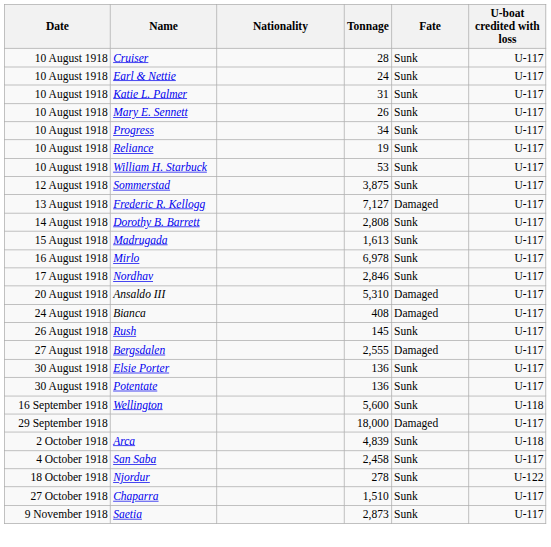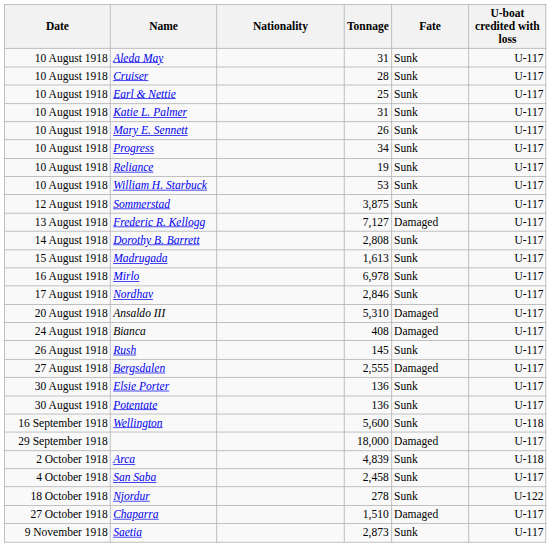+ row: (138, 57)
(383, 76) 24 -> (383, 94) 25
(406, 496) Sunk -> (416, 514) Damaged
